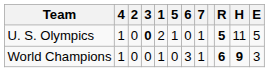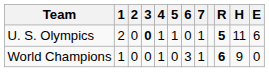columns swapped: (161, 14) <-> (121, 14)
(257, 35) 5 -> (257, 35) 6
(239, 56) bold -> (239, 56) normal
(257, 56) 3 -> (257, 56) 0
